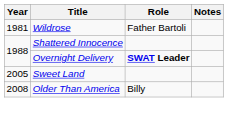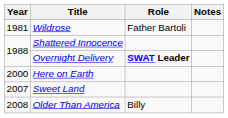+ row: (63, 74)
(17, 74) 2005 -> (17, 89) 2007
